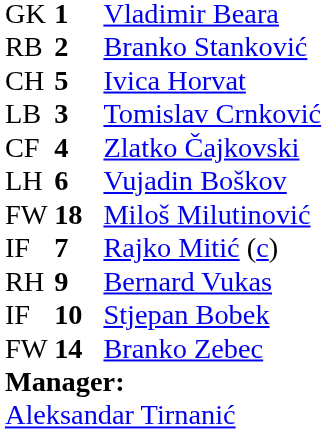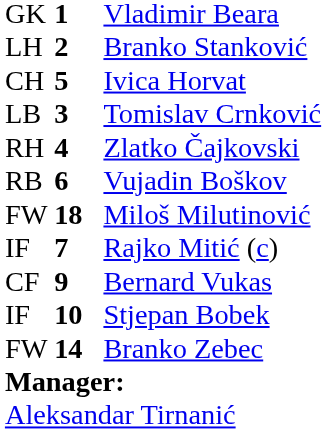(24, 46) RB -> (24, 46) LH
(22, 147) CF -> (25, 147) RH
(24, 180) LH -> (24, 180) RB
(25, 281) RH -> (22, 281) CF
